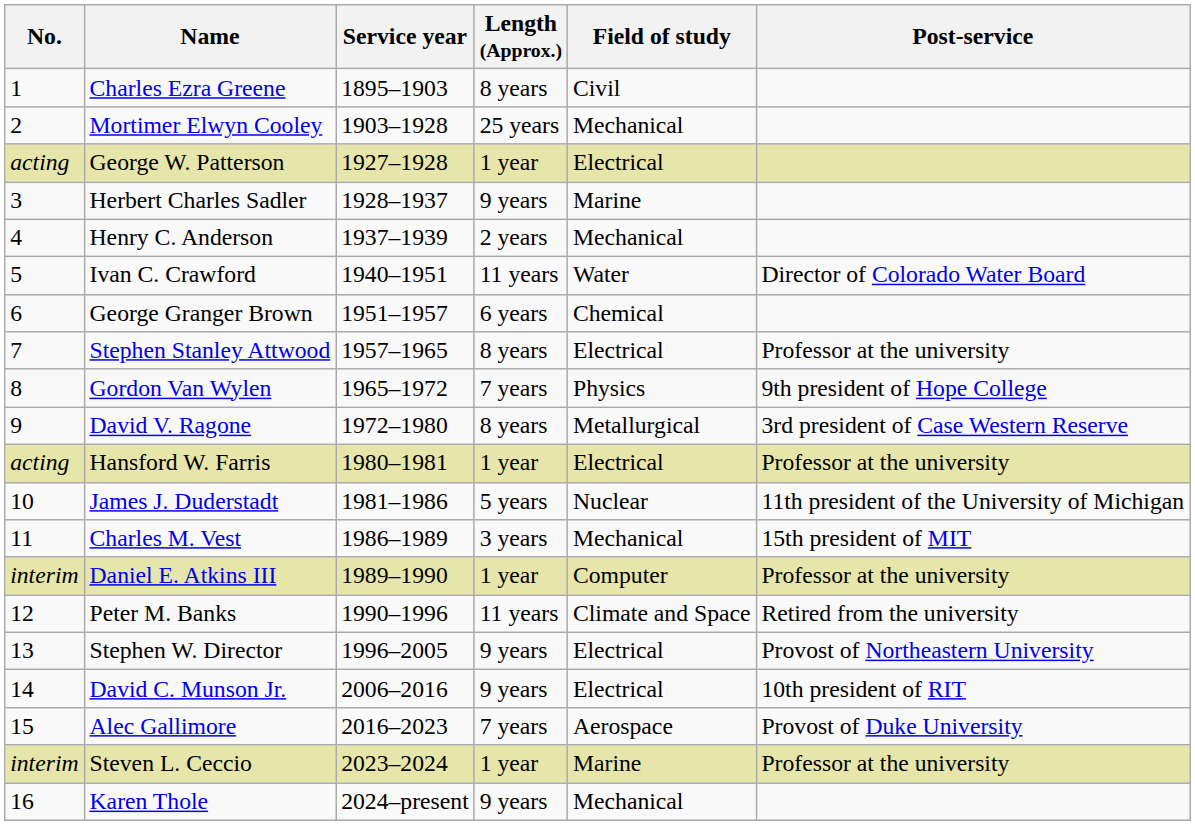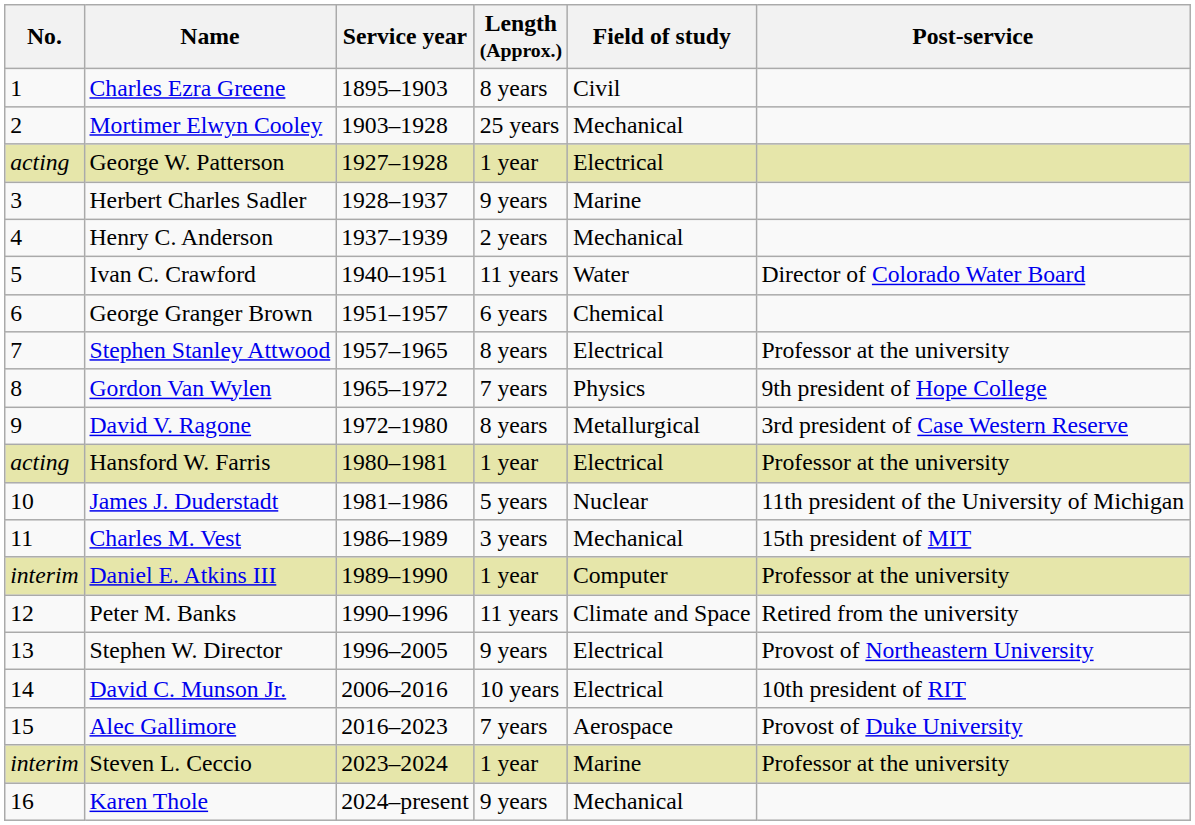(514, 688) 9 years -> (519, 688) 10 years
